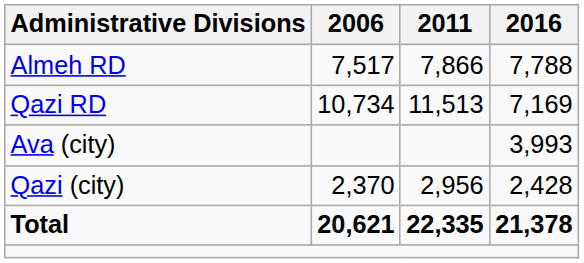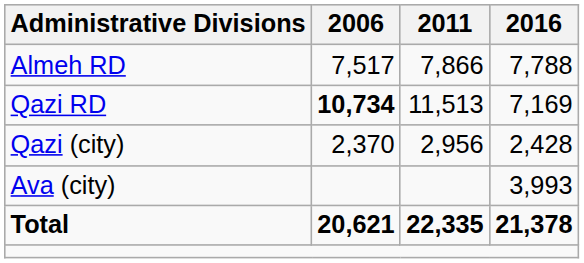(356, 104) normal -> (356, 104) bold
rows swapped: (63, 144) <-> (68, 184)
